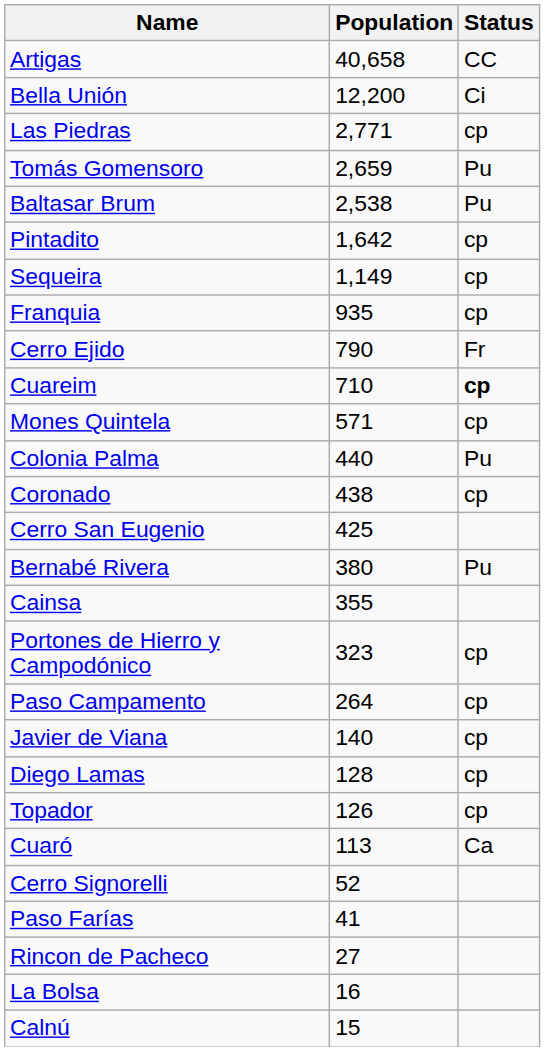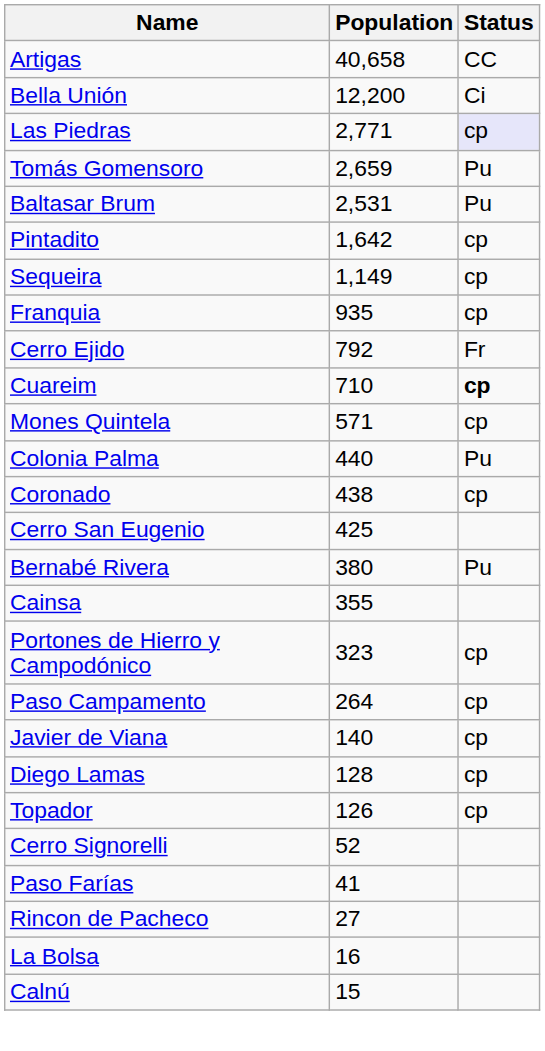(476, 131) no background -> (476, 131) lavender background
(364, 204) 2,538 -> (364, 204) 2,531
(354, 349) 790 -> (354, 349) 792
- row: (41, 846)
